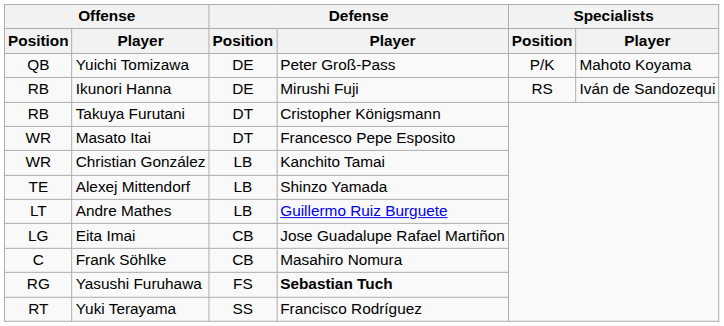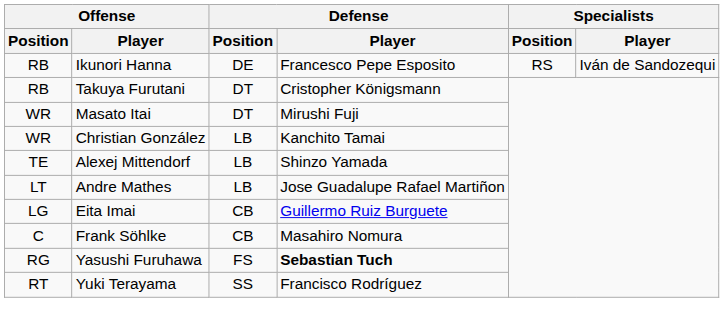- row: (132, 65)
(319, 89) Mirushi Fuji -> (368, 65) Francesco Pepe Esposito
(368, 138) Francesco Pepe Esposito -> (319, 114) Mirushi Fuji
(364, 211) Guillermo Ruiz Burguete -> (392, 187) Jose Guadalupe Rafael Martiñon
(392, 235) Jose Guadalupe Rafael Martiñon -> (364, 211) Guillermo Ruiz Burguete
